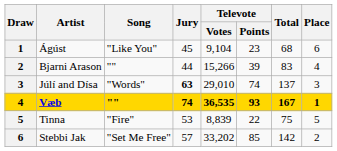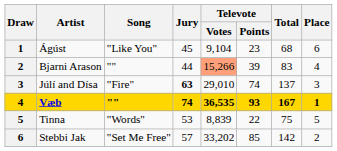(219, 66) no background -> (219, 66) lightsalmon background
(126, 84) "Words" -> (120, 84) "Fire"
(120, 119) "Fire" -> (126, 119) "Words"
